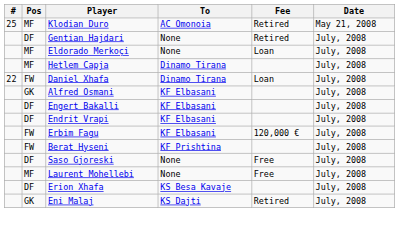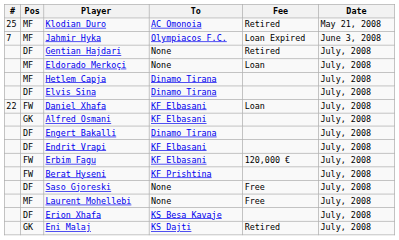+ row: (73, 39)
+ row: (71, 93)
(193, 79) Dinamo Tirana -> (179, 106) KF Elbasani
(188, 106) KF Elbasani -> (184, 133) Dinamo Tirana
